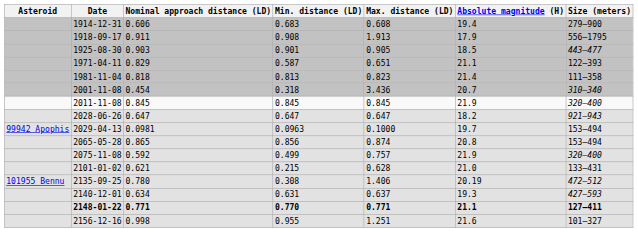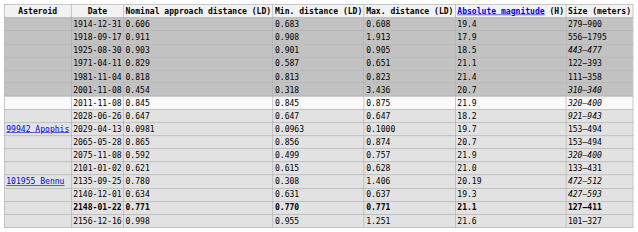(378, 103) 0.845 -> (378, 103) 0.875
(467, 142) 20.8 -> (467, 142) 20.7
(287, 169) 0.215 -> (287, 169) 0.615
